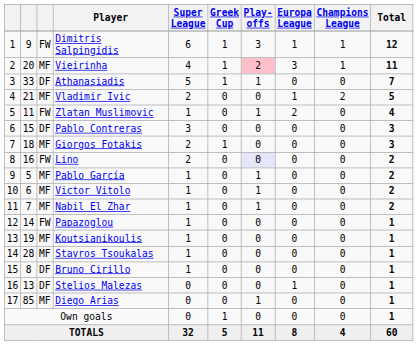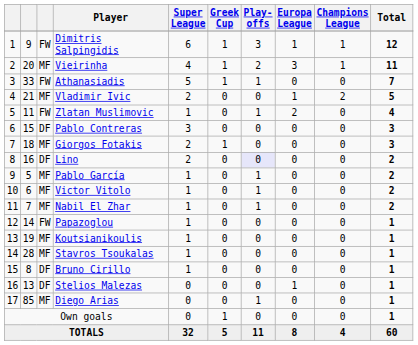(258, 66) pink background -> (258, 66) no background
(45, 81) DF -> (45, 81) FW
(45, 160) FW -> (45, 160) DF
